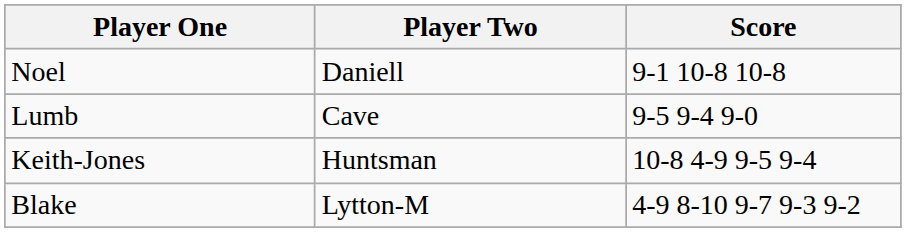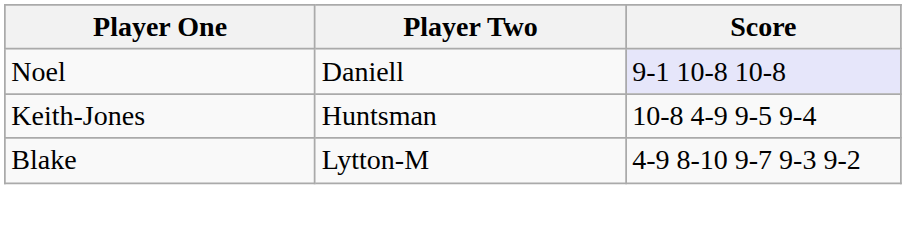(709, 71) no background -> (709, 71) lavender background
- row: (45, 115)
